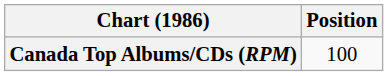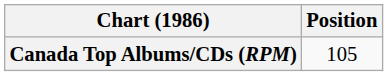(342, 53) 100 -> (342, 53) 105
